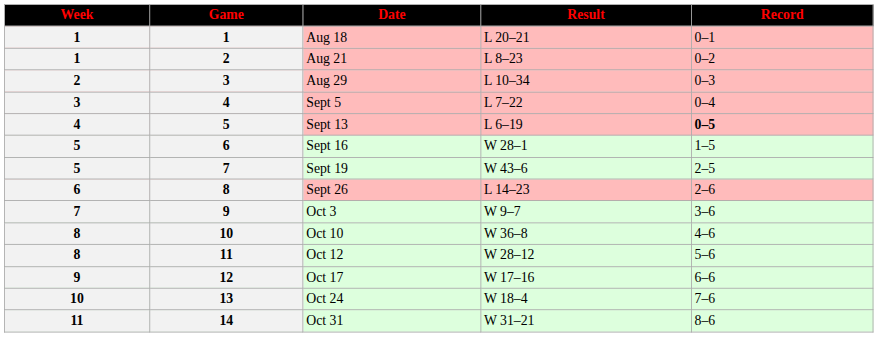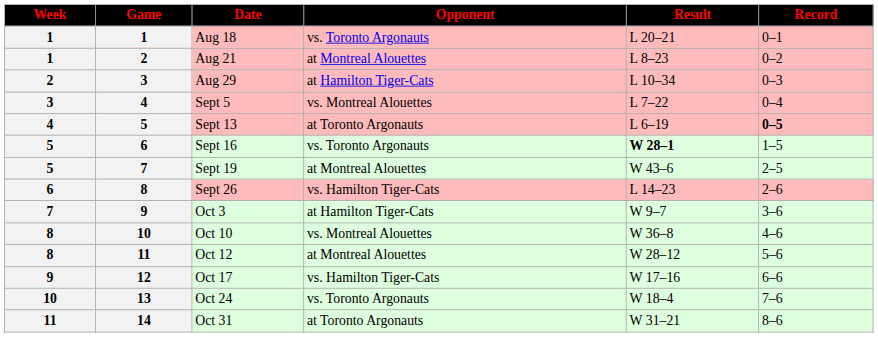+ column: (465, 15)
(506, 146) normal -> (652, 146) bold
